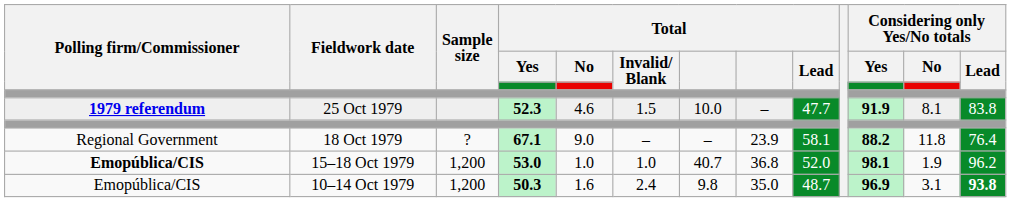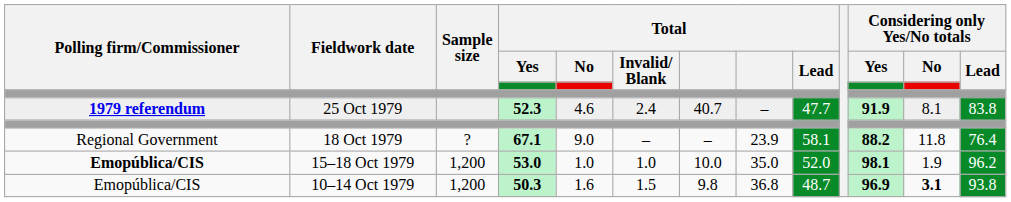(646, 109) 1.5 -> (646, 109) 2.4
(708, 109) 10.0 -> (708, 109) 40.7
(708, 163) 40.7 -> (708, 163) 10.0
(765, 163) 36.8 -> (765, 163) 35.0
(646, 186) 2.4 -> (646, 186) 1.5
(765, 186) 35.0 -> (765, 186) 36.8
(932, 186) normal -> (932, 186) bold
(982, 186) bold -> (982, 186) normal
